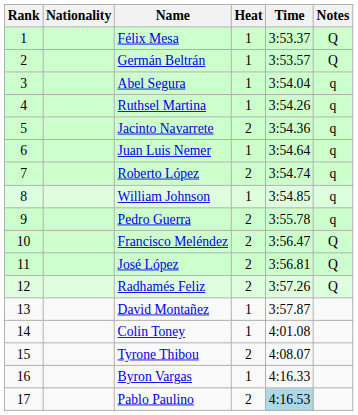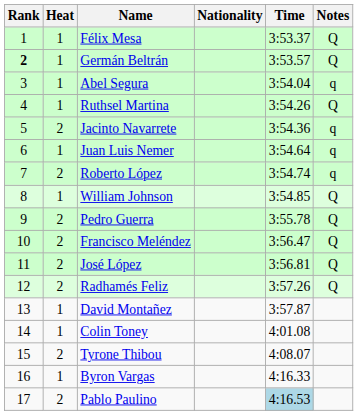columns swapped: (248, 15) <-> (79, 15)
(24, 61) normal -> (24, 61) bold
(333, 106) q -> (333, 106) Q
(333, 196) q -> (333, 196) Q
(333, 218) q -> (333, 218) Q
